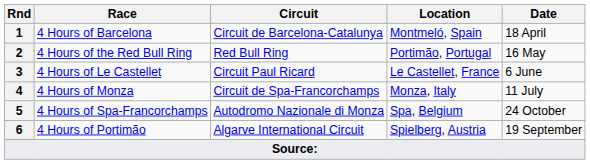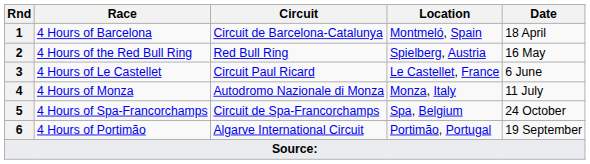(441, 52) Portimão, Portugal -> (438, 52) Spielberg, Austria
(296, 91) Circuit de Spa-Francorchamps -> (299, 91) Autodromo Nazionale di Monza
(299, 110) Autodromo Nazionale di Monza -> (296, 110) Circuit de Spa-Francorchamps
(438, 129) Spielberg, Austria -> (441, 129) Portimão, Portugal
